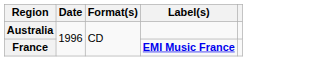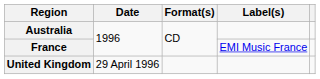(189, 47) bold -> (263, 47) normal
+ row: (49, 64)
